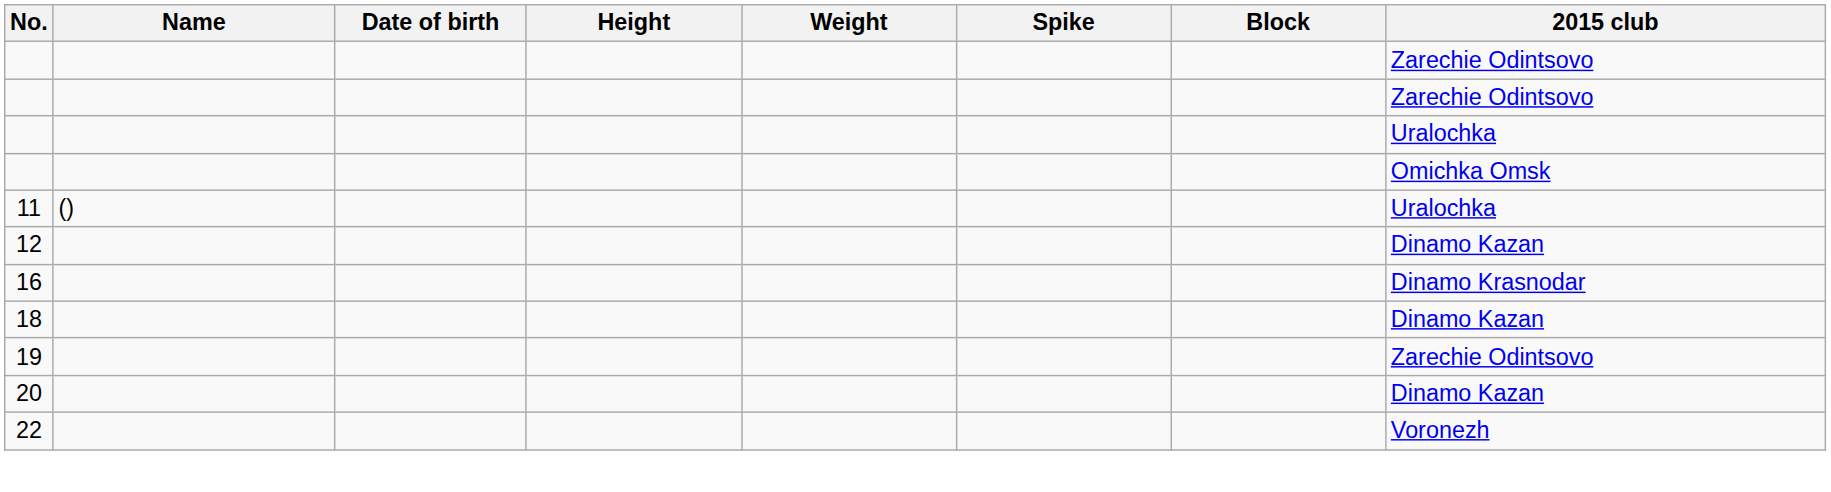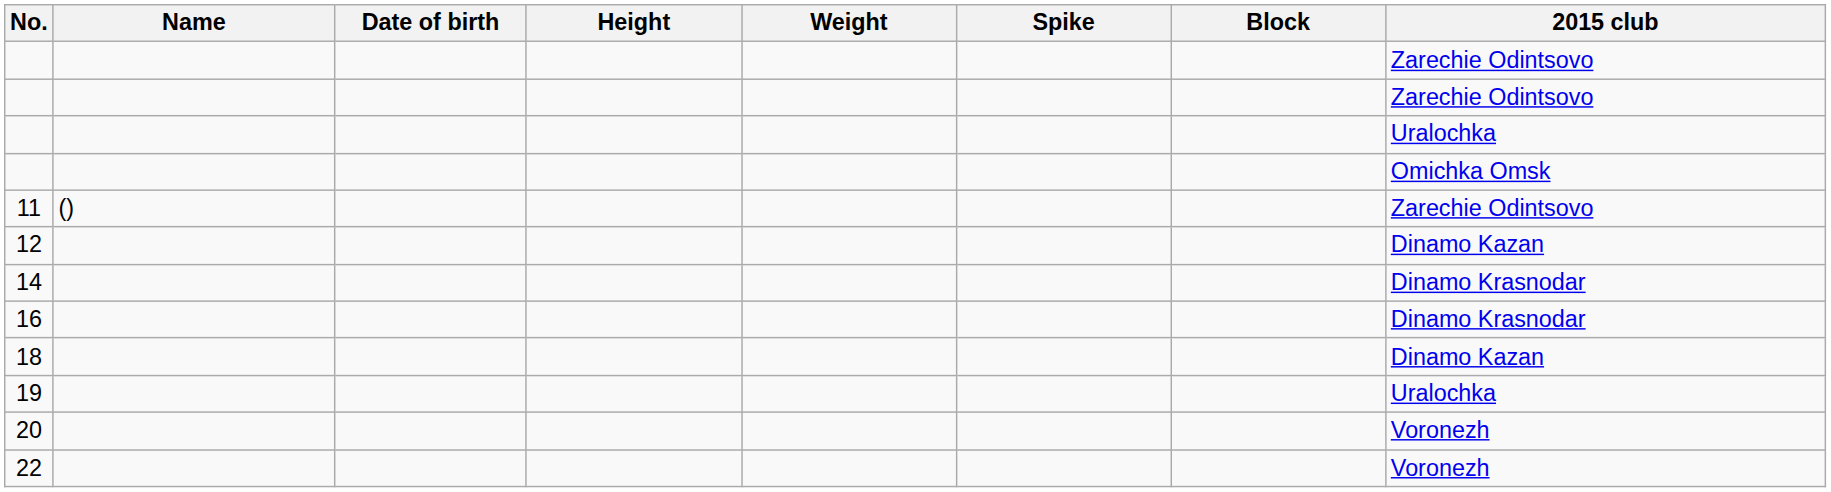(1443, 208) Uralochka -> (1492, 208) Zarechie Odintsovo
+ row: (29, 282)
(1492, 356) Zarechie Odintsovo -> (1443, 393) Uralochka
(1467, 393) Dinamo Kazan -> (1440, 430) Voronezh
